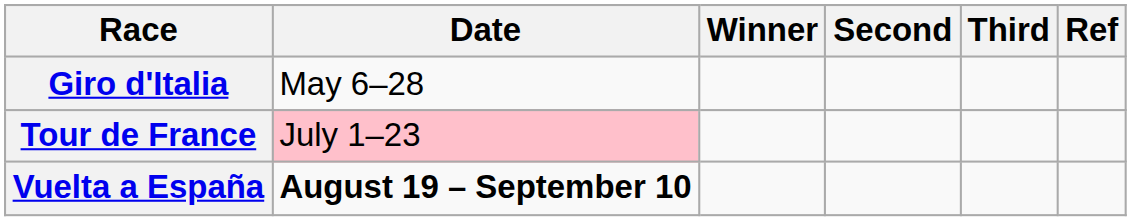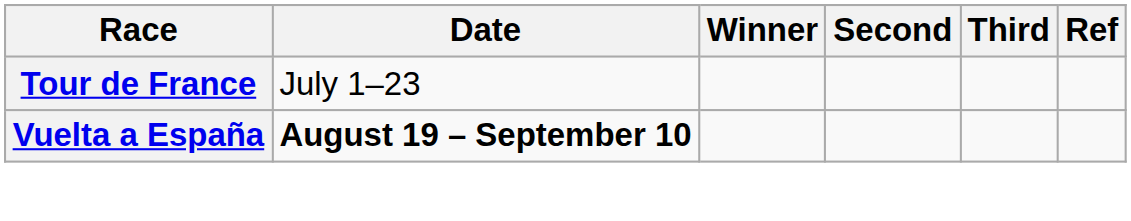- row: (138, 82)
(350, 135) pink background -> (350, 82) no background
